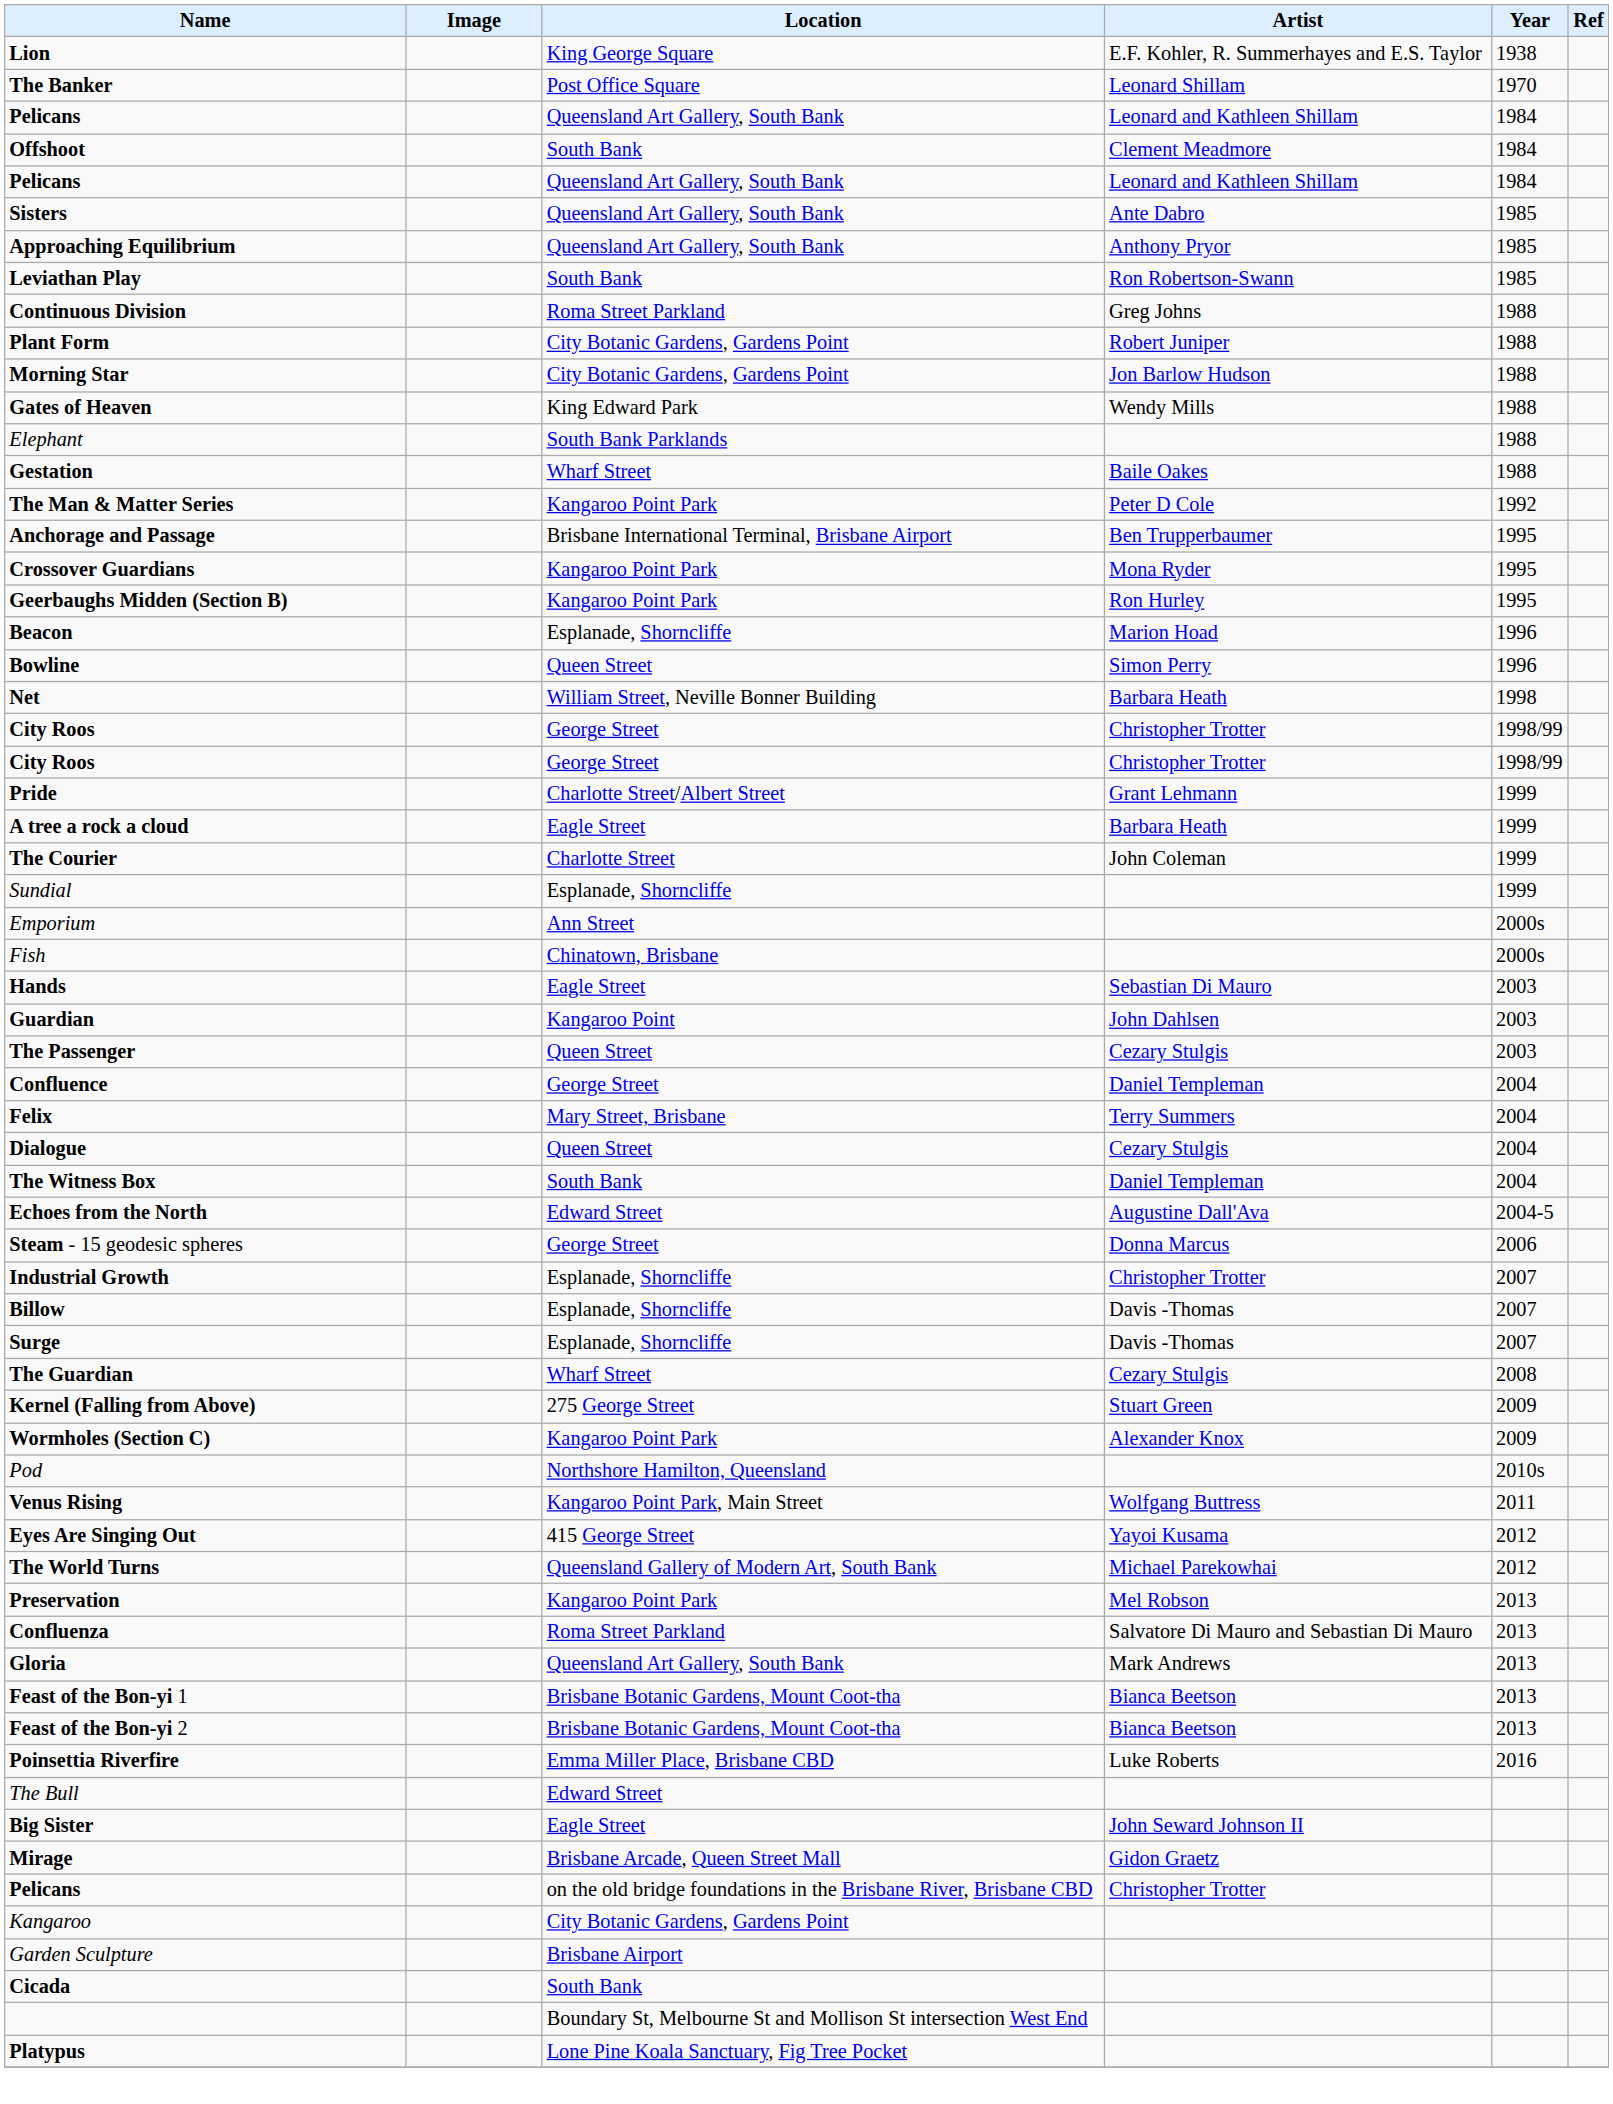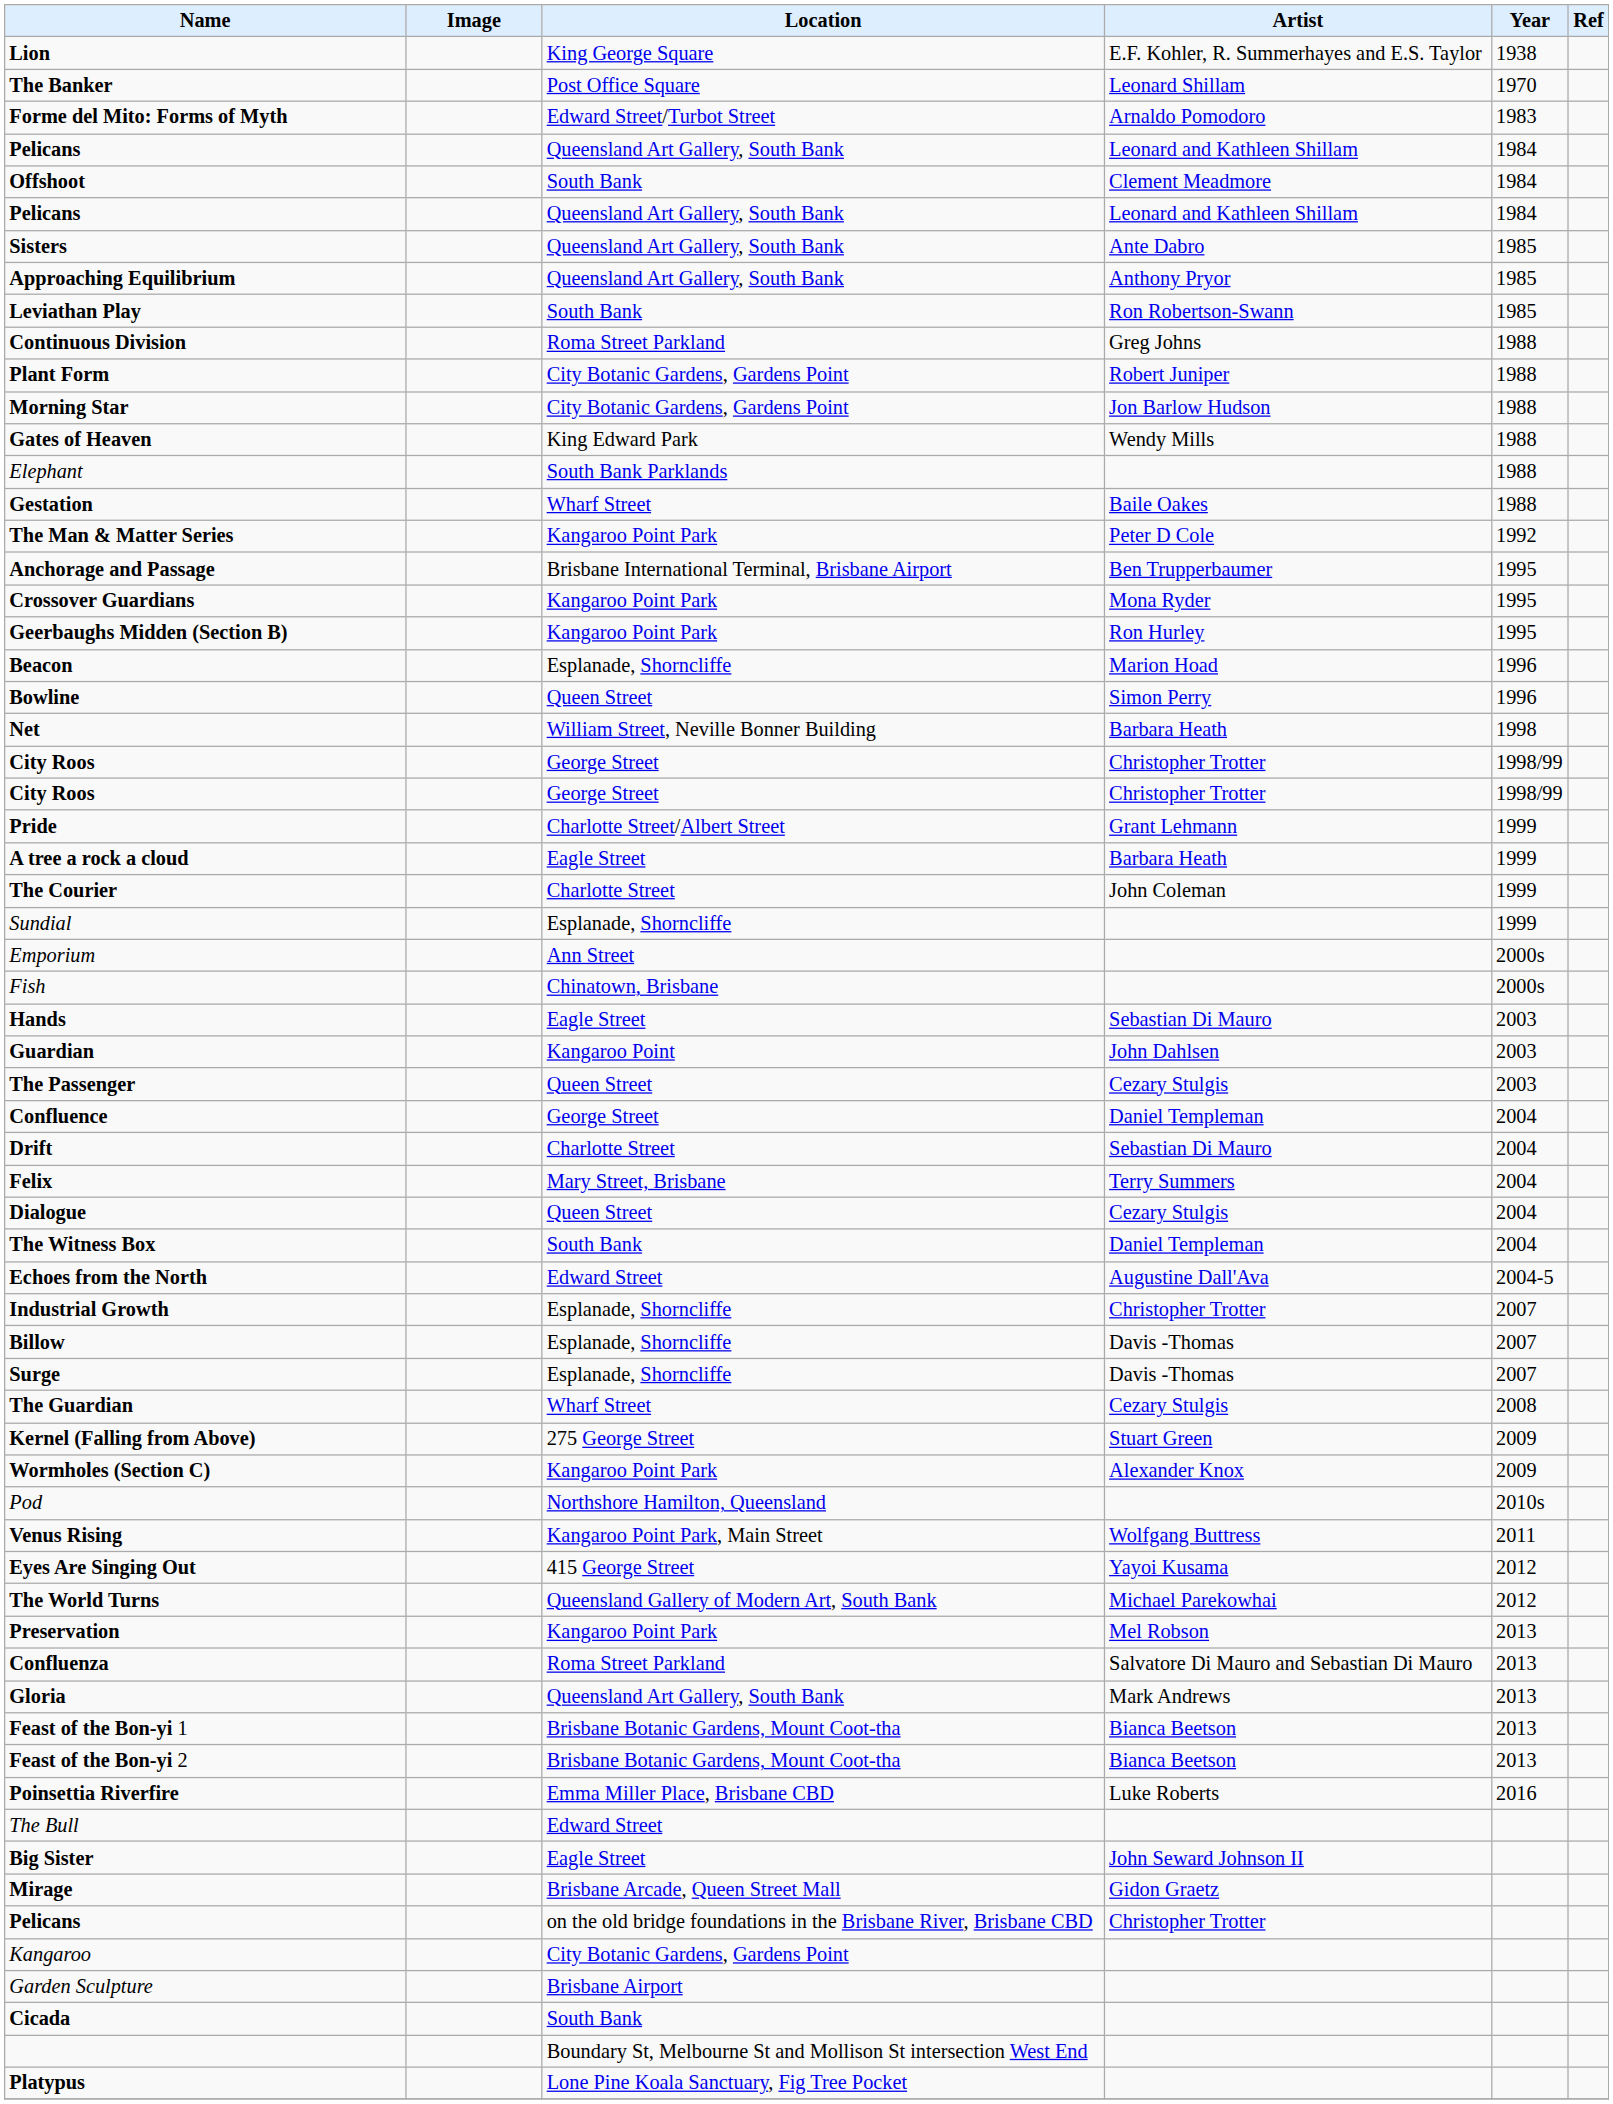+ row: (148, 117)
+ row: (31, 1148)
- row: (126, 1245)
